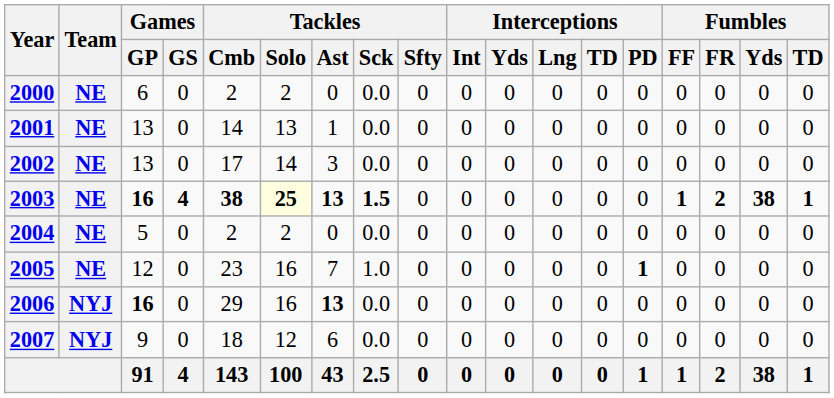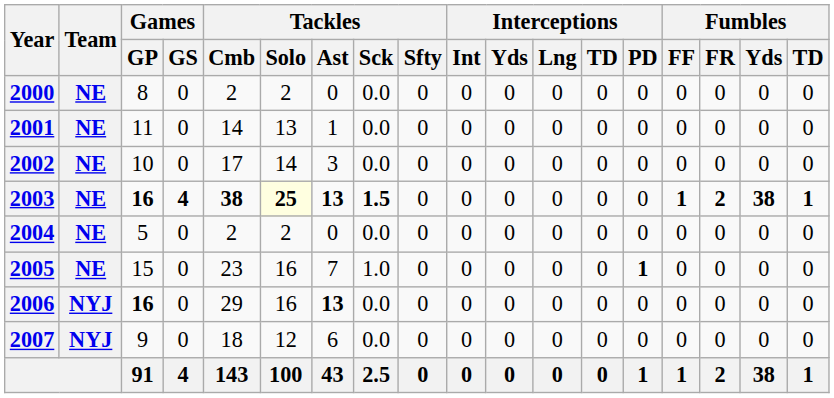(143, 92) 6 -> (143, 92) 8
(143, 127) 13 -> (143, 127) 11
(143, 163) 13 -> (143, 163) 10
(143, 269) 12 -> (143, 269) 15
